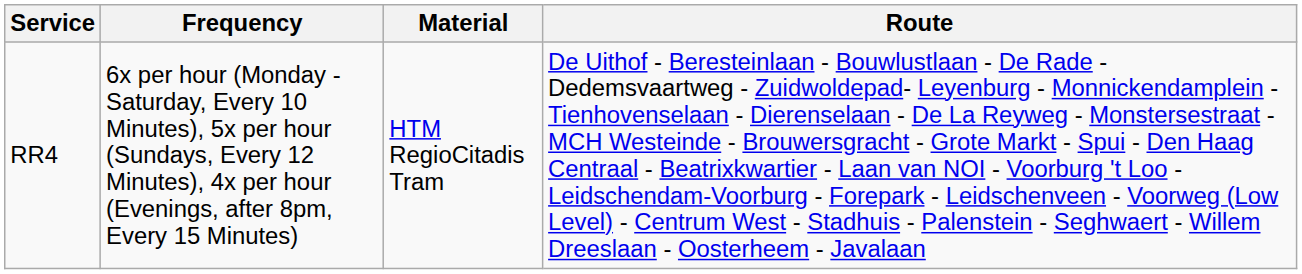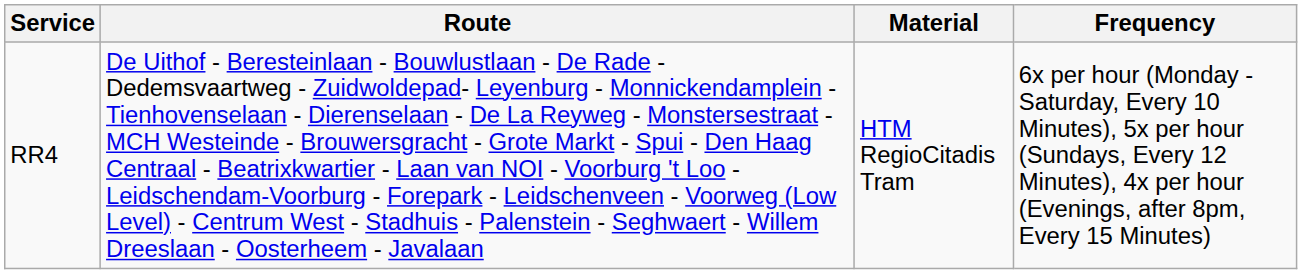columns swapped: (920, 23) <-> (242, 23)
